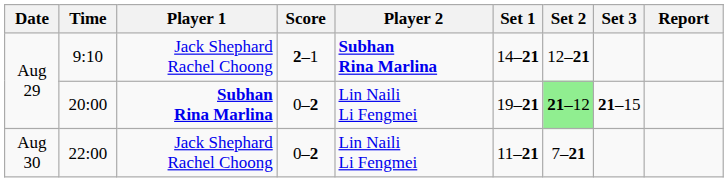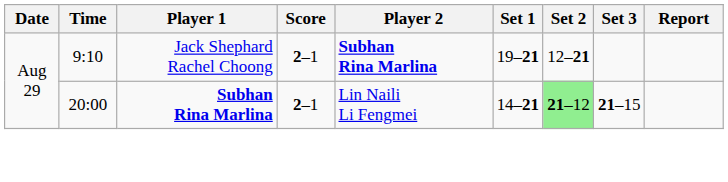(518, 56) 14–21 -> (518, 56) 19–21
(306, 105) 0–2 -> (306, 105) 2–1
(518, 105) 19–21 -> (518, 105) 14–21
- row: (88, 153)
